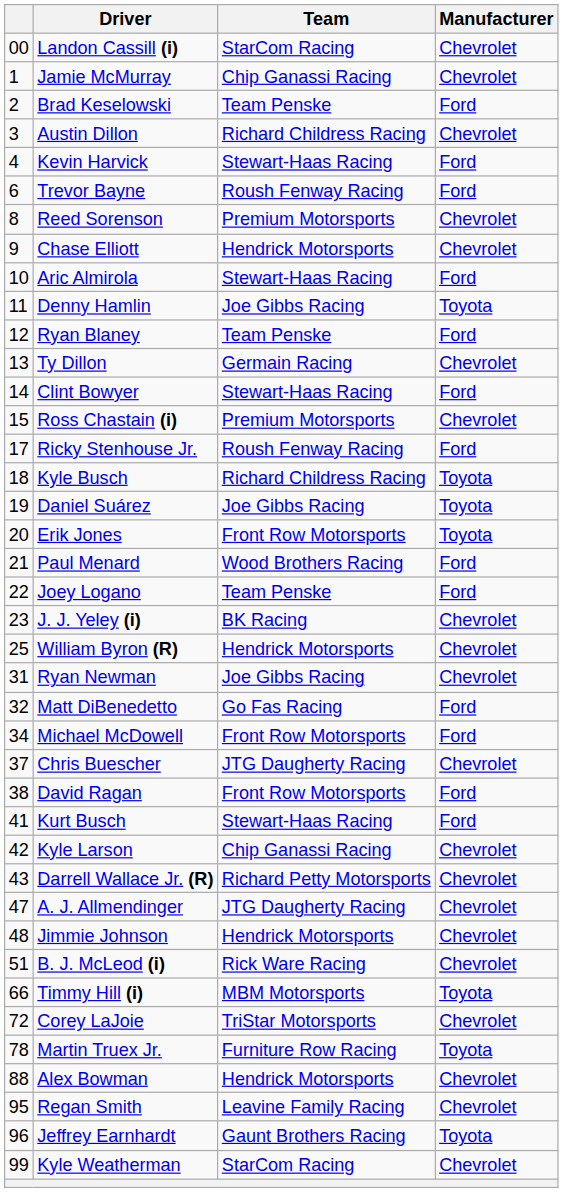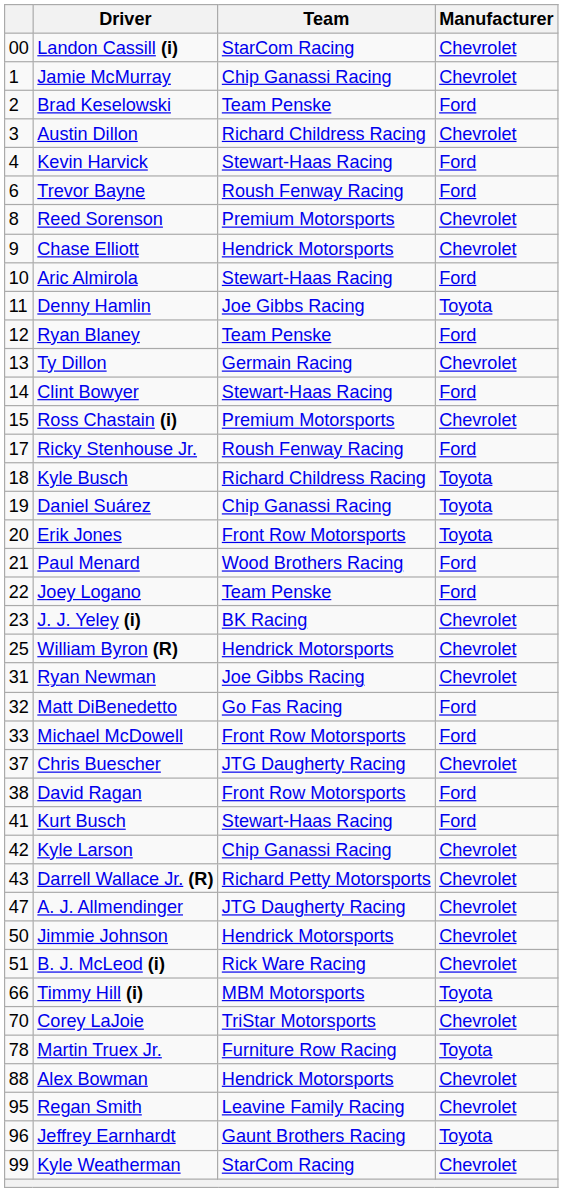(293, 506) Joe Gibbs Racing -> (307, 506) Chip Ganassi Racing
(19, 735) 34 -> (19, 735) 33
(19, 935) 48 -> (19, 935) 50
(19, 1021) 72 -> (19, 1021) 70
